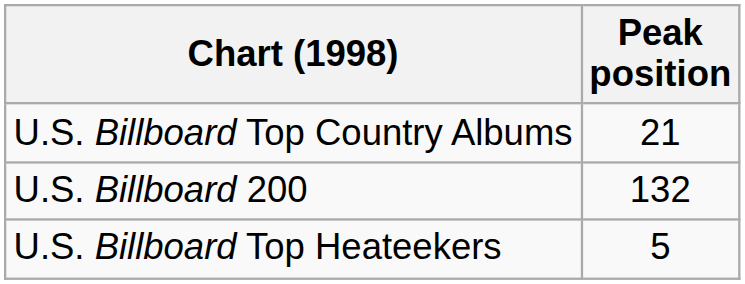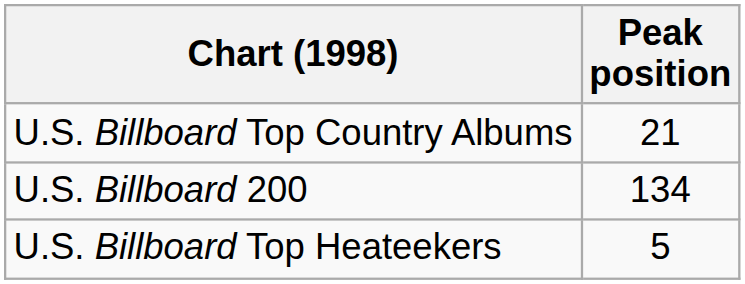(660, 190) 132 -> (660, 190) 134
